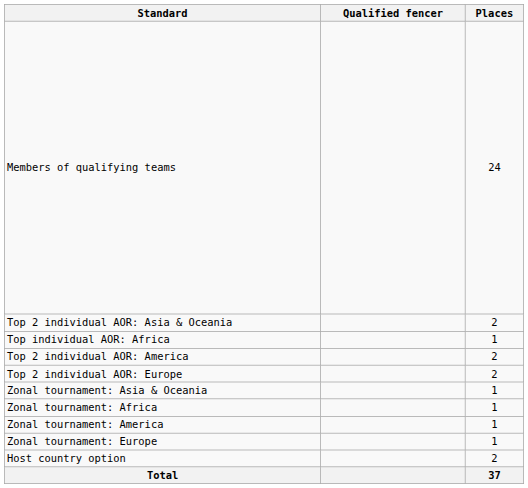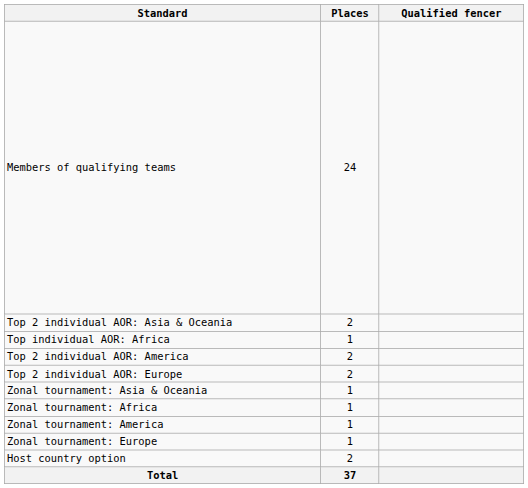columns swapped: (494, 13) <-> (393, 13)
